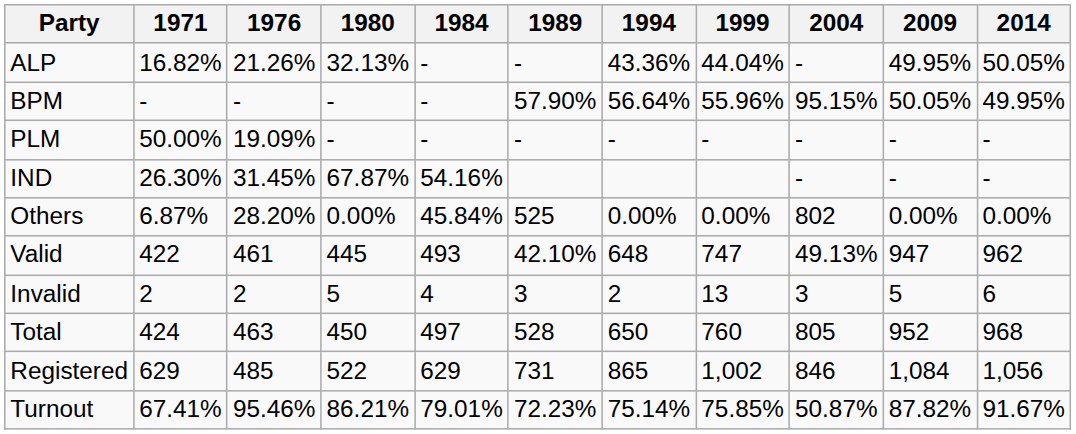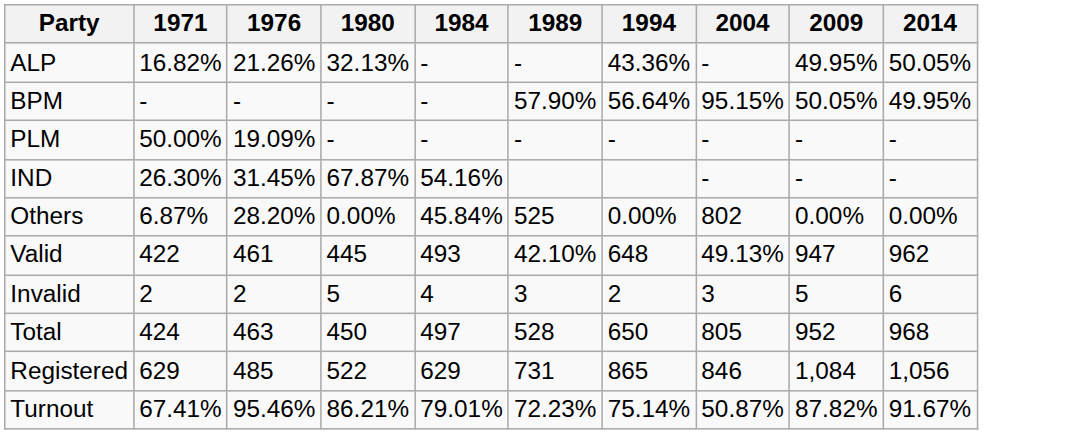- column: (743, 23)
